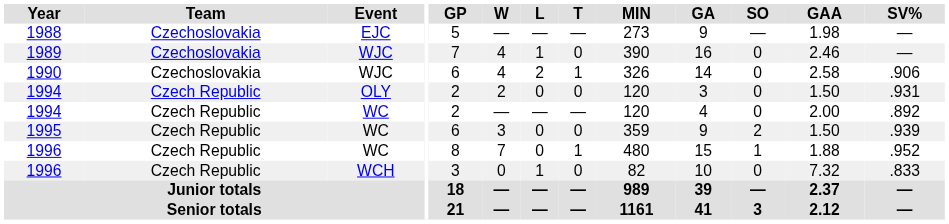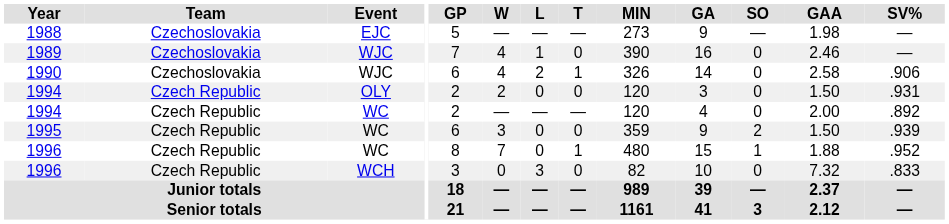(540, 170) 1 -> (540, 170) 3
